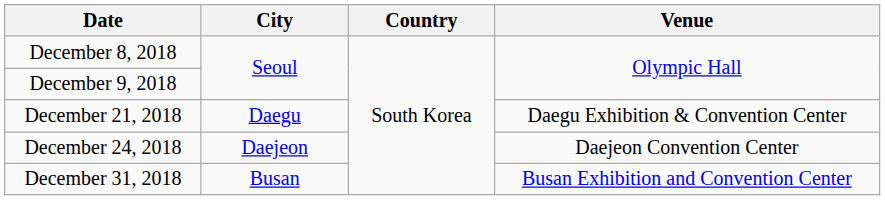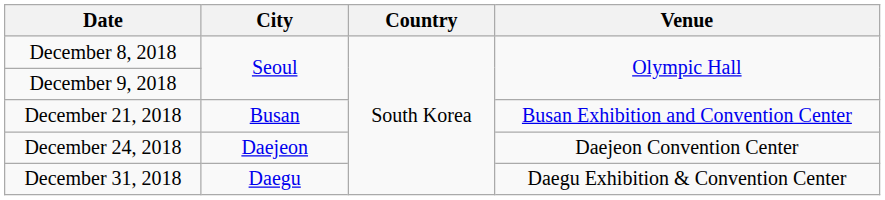(275, 115) Daegu -> (275, 115) Busan
(687, 115) Daegu Exhibition & Convention Center -> (687, 115) Busan Exhibition and Convention Center
(275, 178) Busan -> (275, 178) Daegu
(687, 178) Busan Exhibition and Convention Center -> (687, 178) Daegu Exhibition & Convention Center
